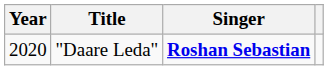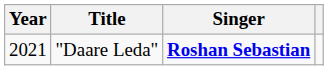(28, 49) 2020 -> (28, 49) 2021
